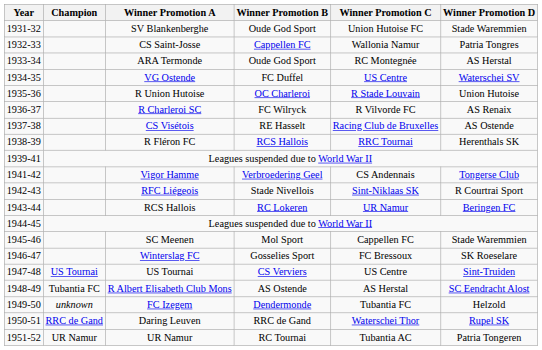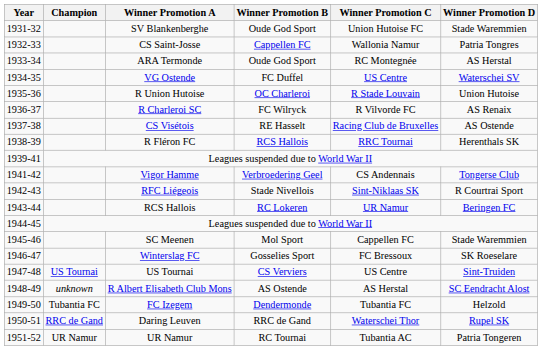(74, 288) Tubantia FC -> (74, 288) unknown
(74, 304) unknown -> (74, 304) Tubantia FC
